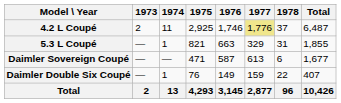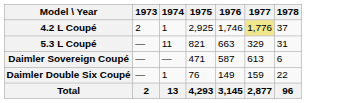- column: (318, 12)
(167, 28) 11 -> (165, 28) 1
(165, 43) 1 -> (167, 43) 11
